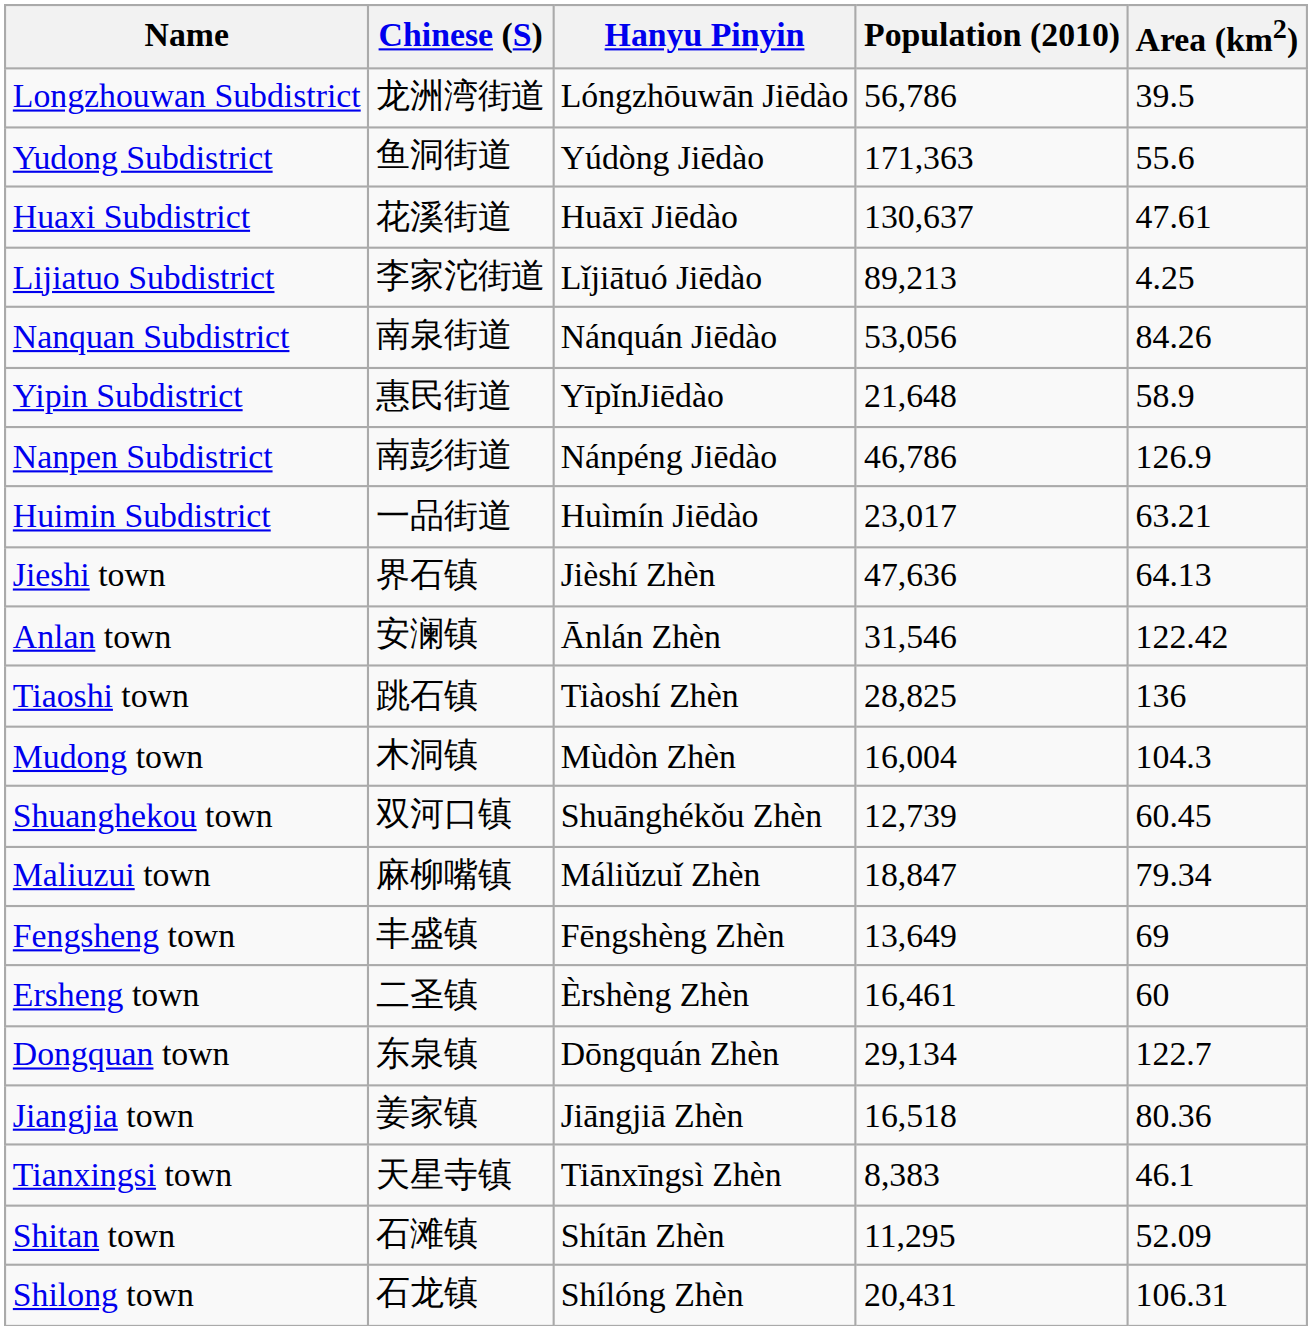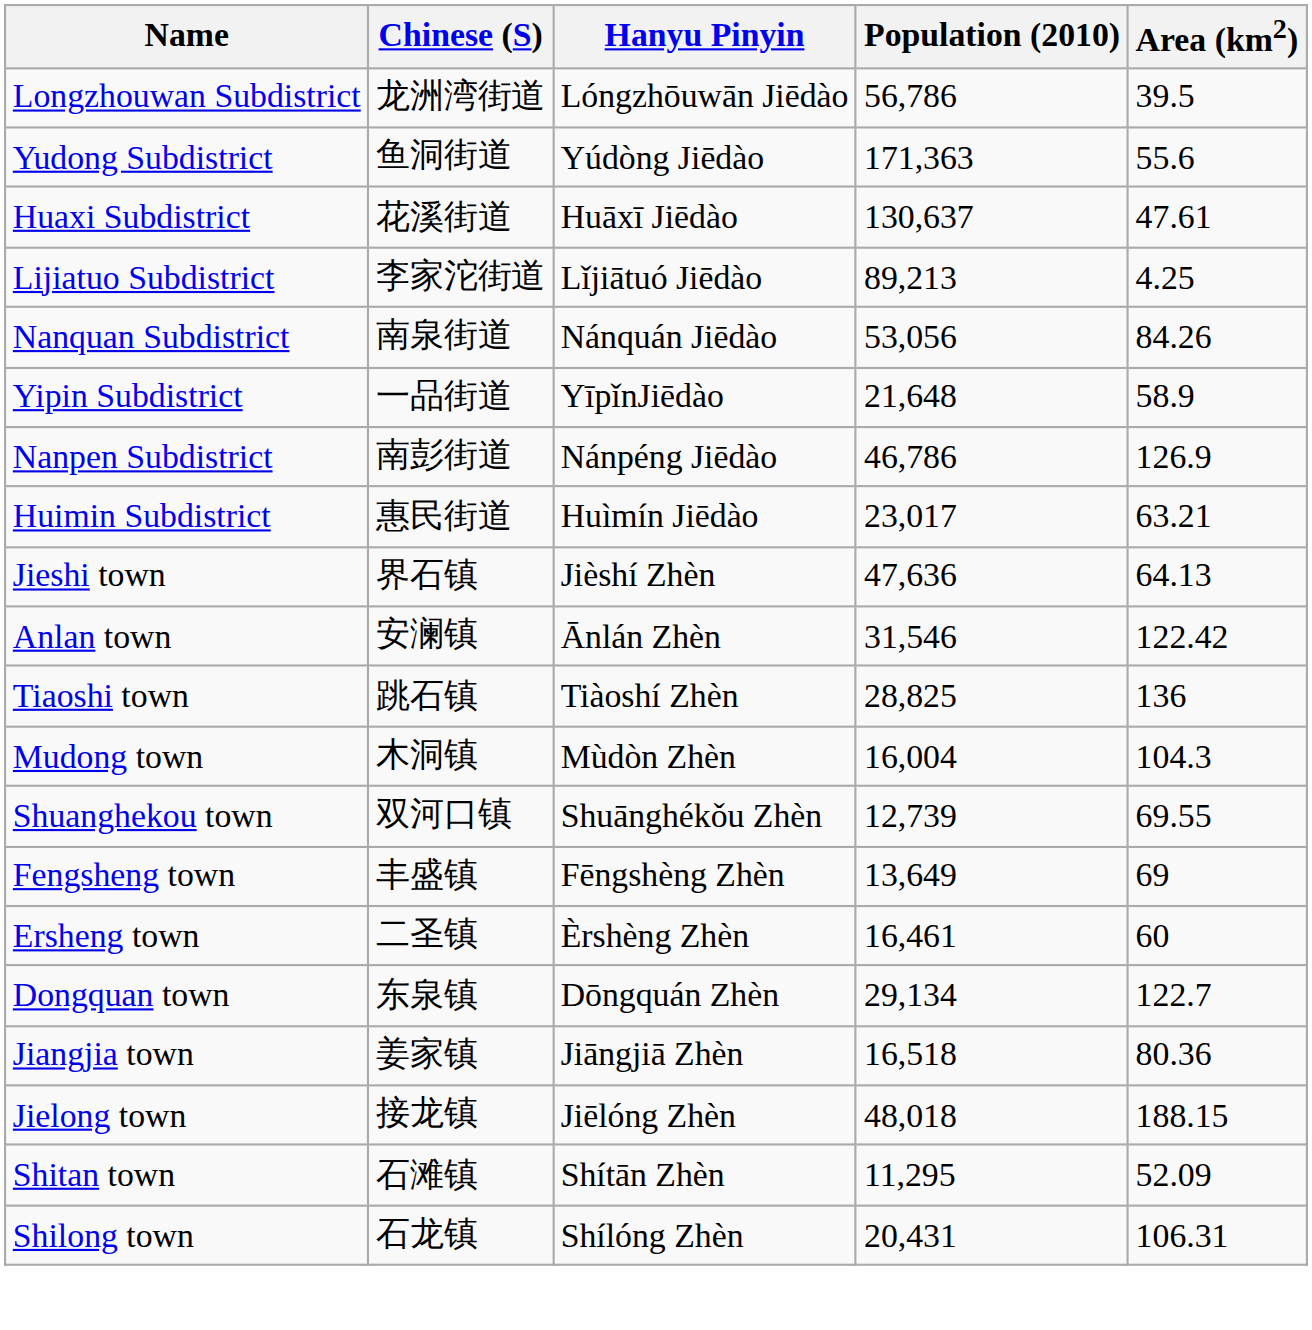(444, 395) 惠民街道 -> (444, 395) 一品街道
(444, 515) 一品街道 -> (444, 515) 惠民街道
(1174, 815) 60.45 -> (1174, 815) 69.55
- row: (112, 875)
- row: (122, 1174)
+ row: (100, 1114)
